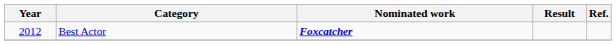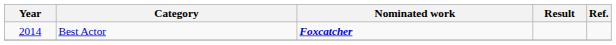(30, 31) 2012 -> (30, 31) 2014
